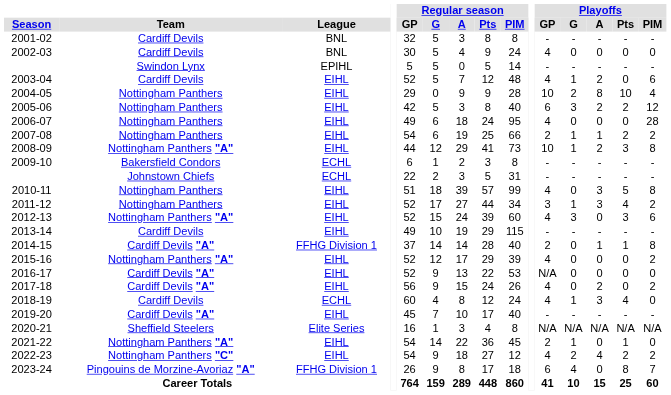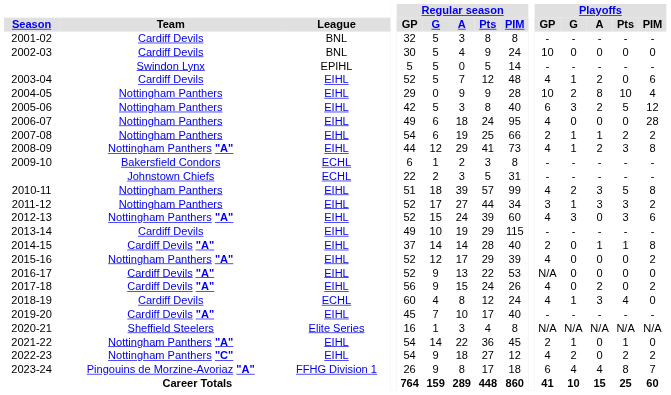(547, 52) 4 -> (547, 52) 10
(626, 107) 2 -> (626, 107) 5
(547, 149) 10 -> (547, 149) 4
(573, 190) 0 -> (573, 190) 2
(626, 204) 4 -> (626, 204) 3
(336, 245) FFHG Division 1 -> (336, 245) EIHL
(600, 356) 4 -> (600, 356) 0
(600, 369) 0 -> (600, 369) 4
